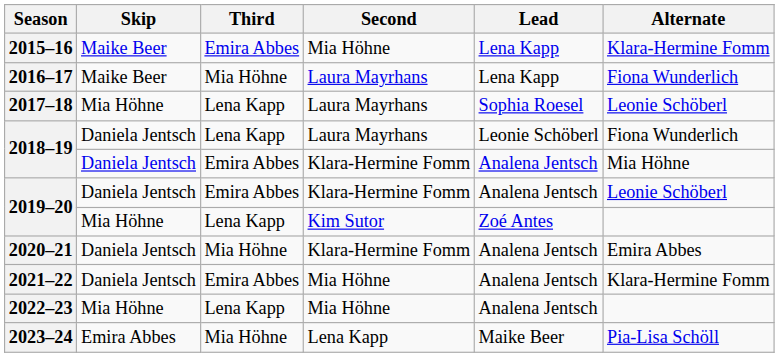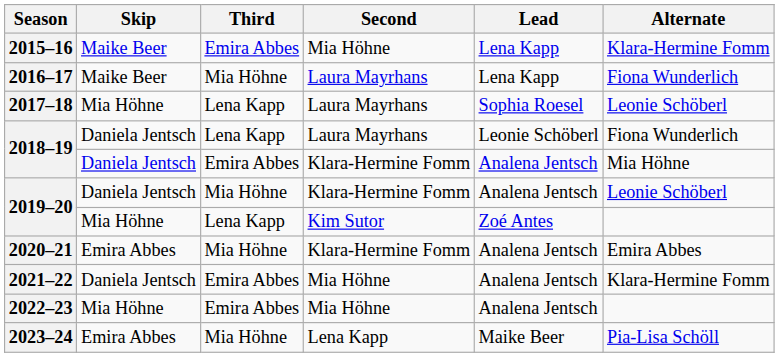(252, 192) Emira Abbes -> (246, 192) Mia Höhne
(139, 250) Daniela Jentsch -> (128, 250) Emira Abbes
(245, 308) Lena Kapp -> (252, 308) Emira Abbes
